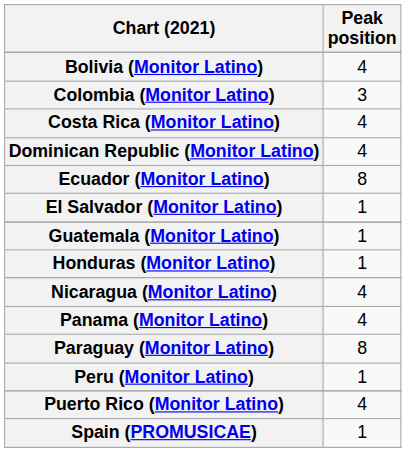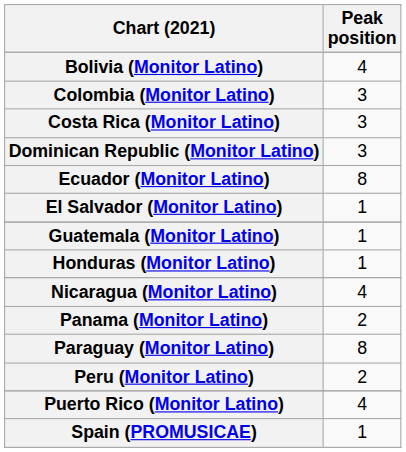(362, 123) 4 -> (362, 123) 3
(362, 151) 4 -> (362, 151) 3
(362, 320) 4 -> (362, 320) 2
(362, 376) 1 -> (362, 376) 2
